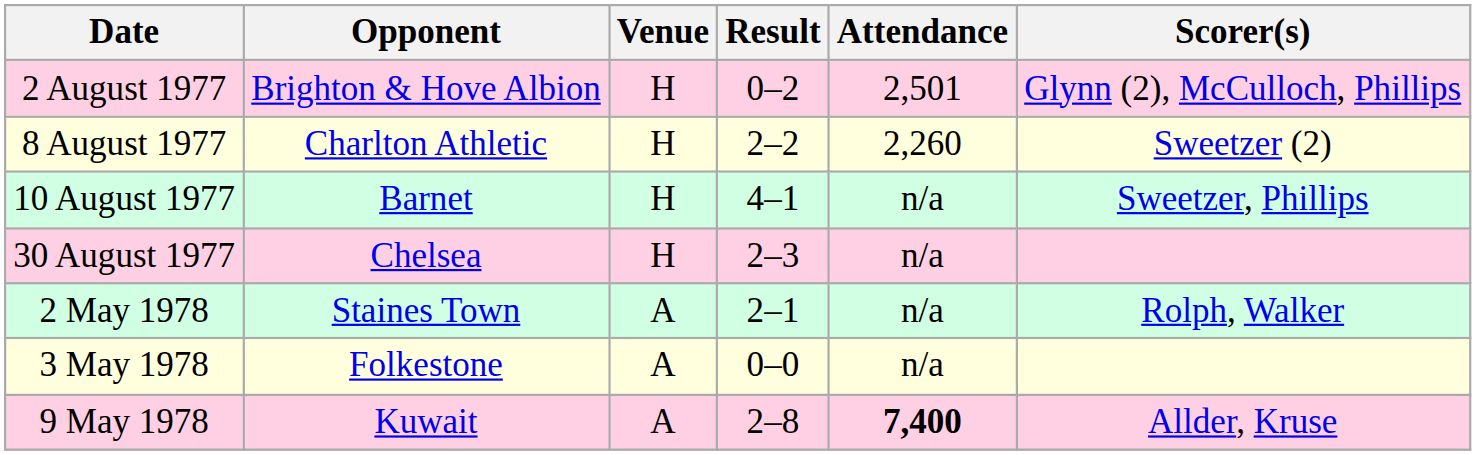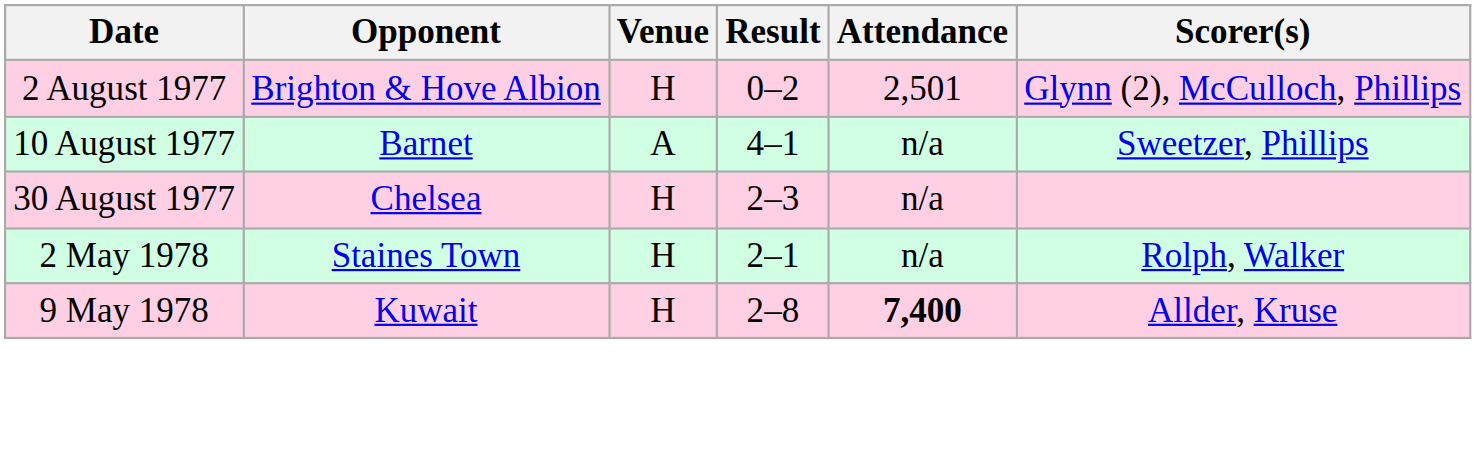- row: (124, 143)
(663, 198) H -> (663, 143) A
(663, 310) A -> (663, 254) H
- row: (124, 365)
(663, 421) A -> (663, 310) H
